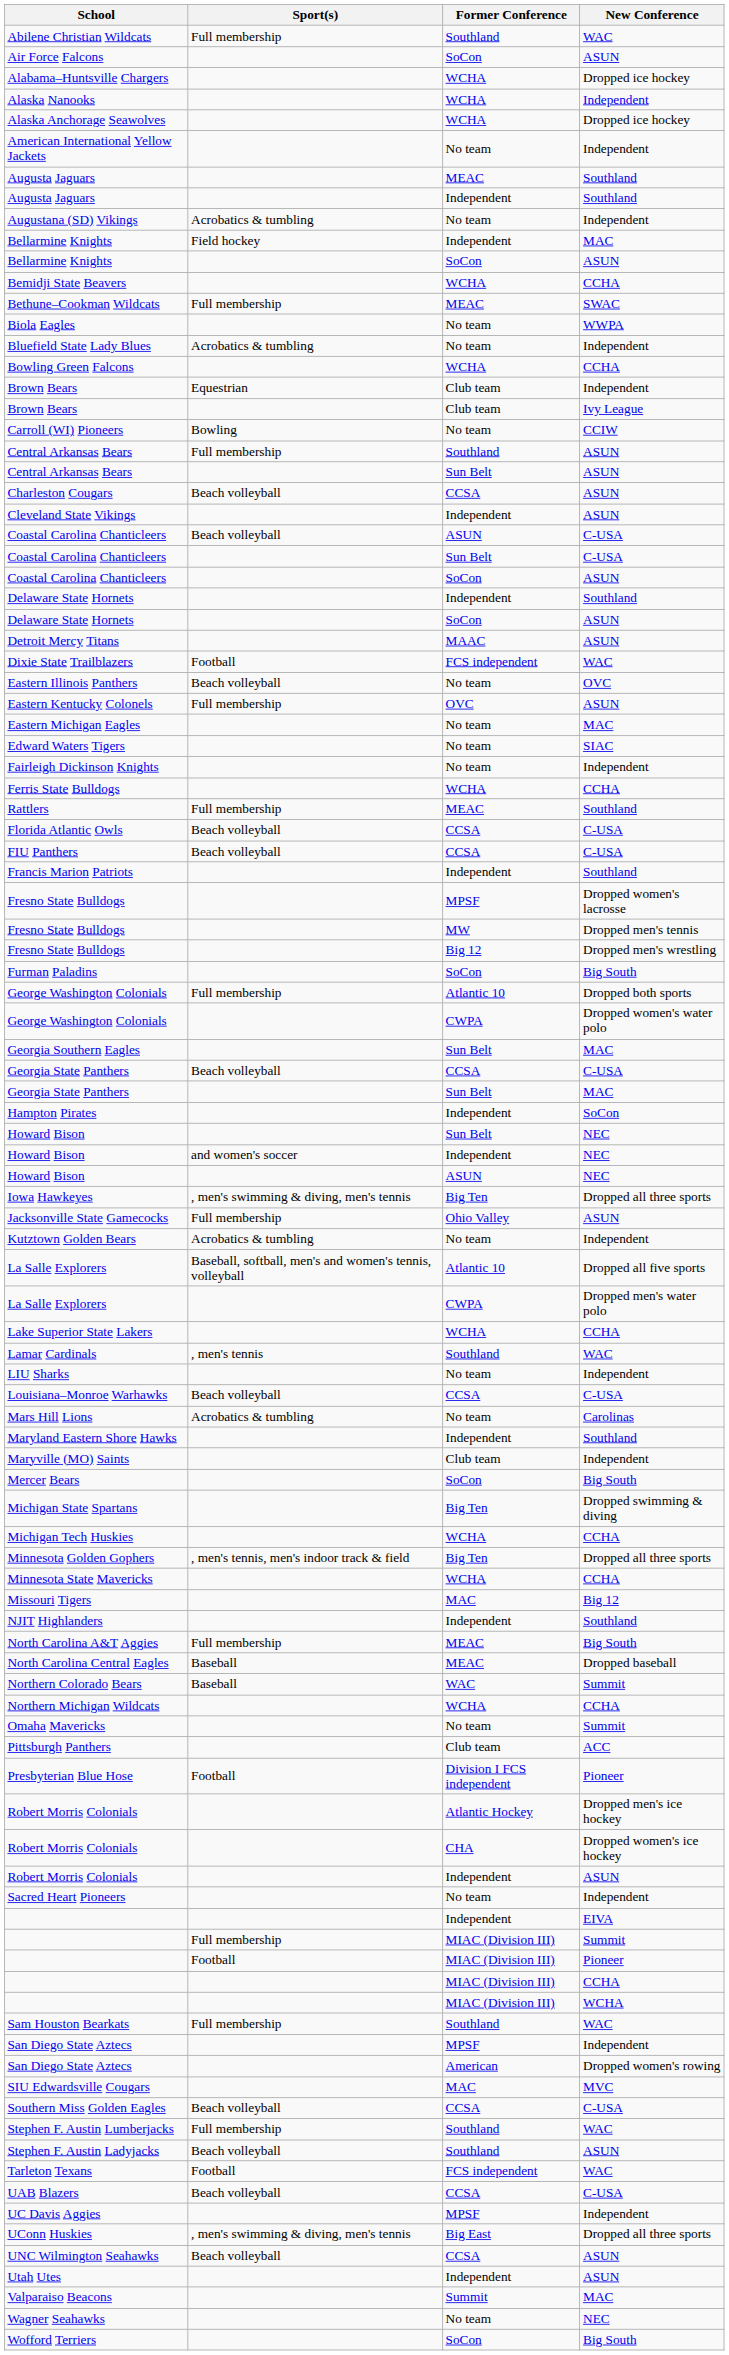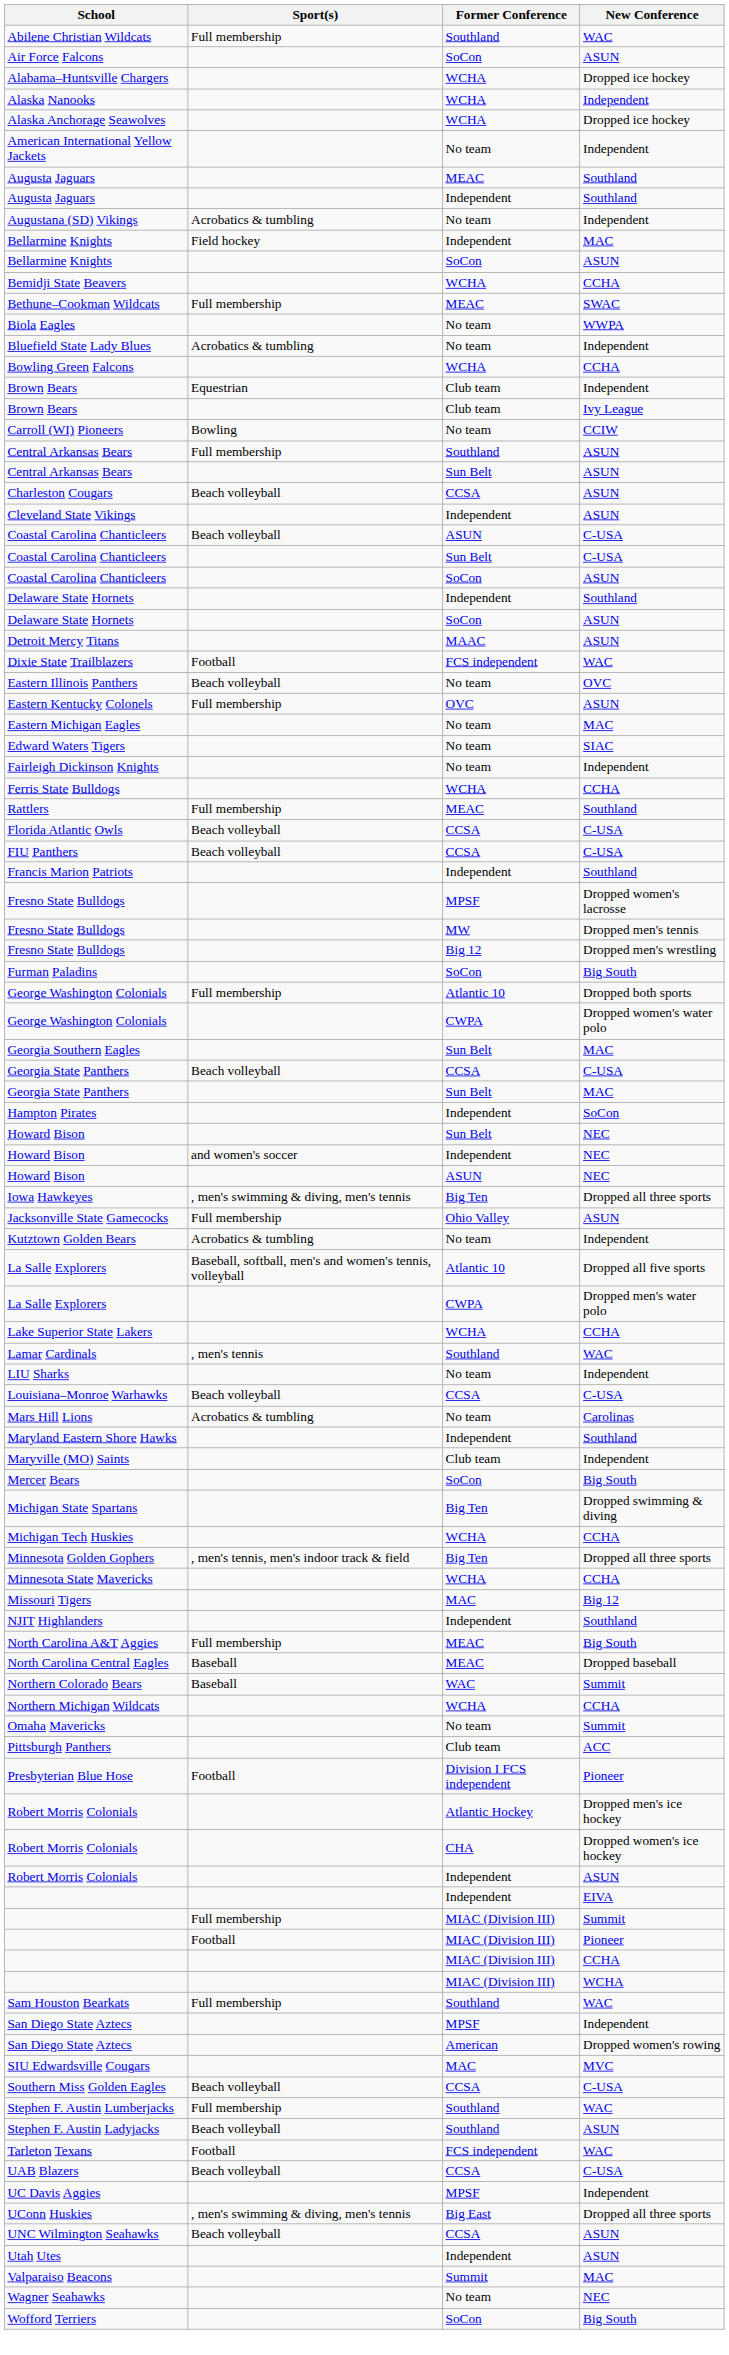- row: (66, 1897)
